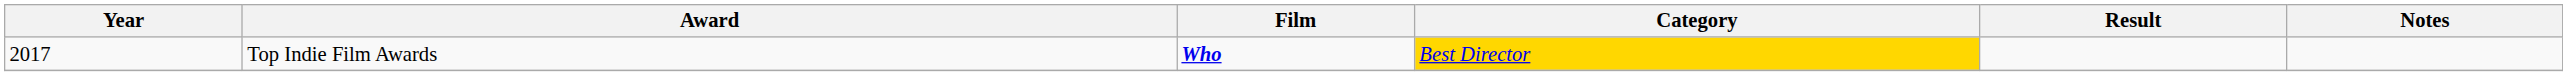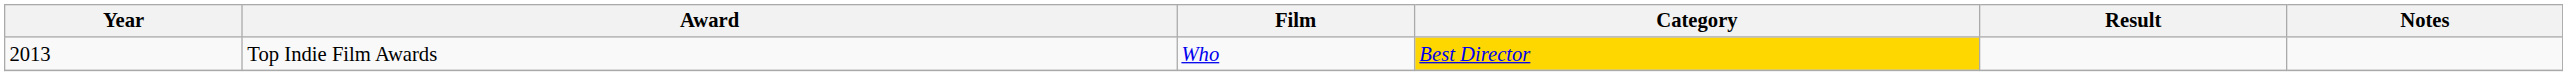(30, 53) 2017 -> (30, 53) 2013
(1202, 53) bold -> (1200, 53) normal
